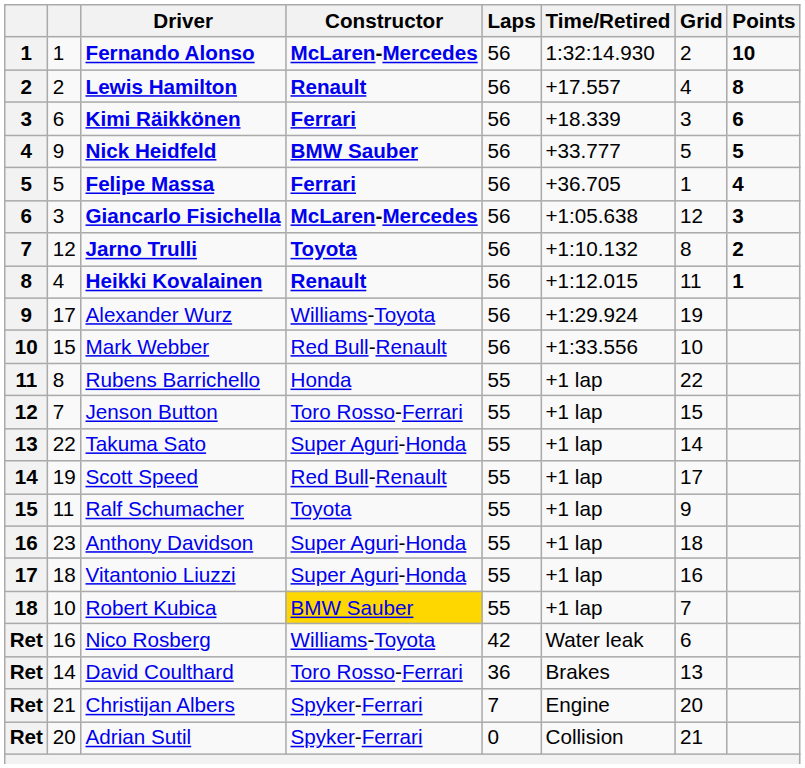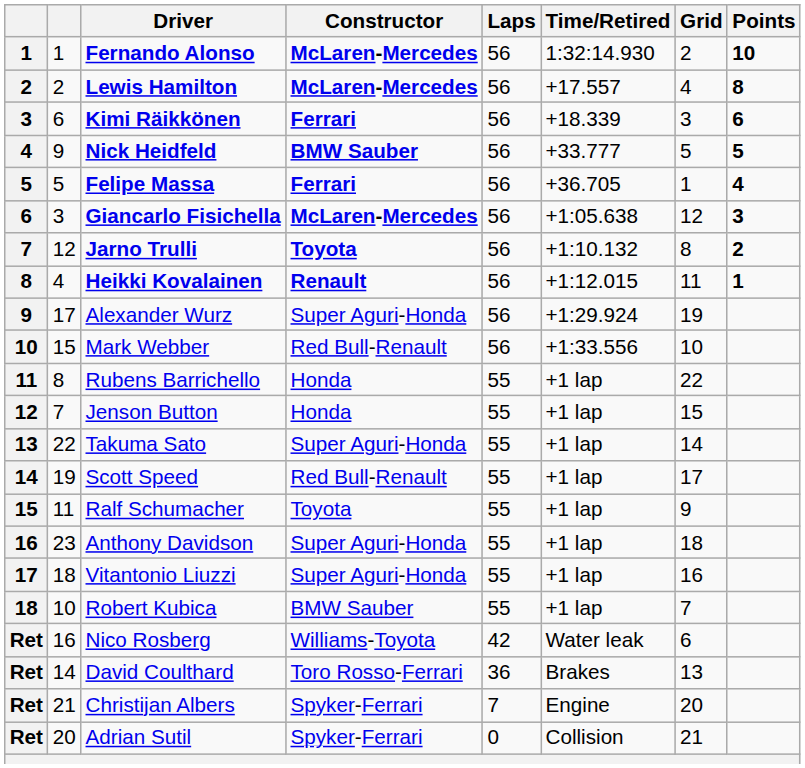(328, 86) Renault -> (384, 86) McLaren-Mercedes
(363, 314) Williams-Toyota -> (378, 314) Super Aguri-Honda
(377, 412) Toro Rosso-Ferrari -> (321, 412) Honda
(352, 607) gold background -> (352, 607) no background
